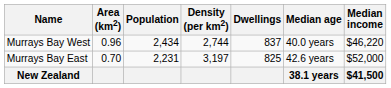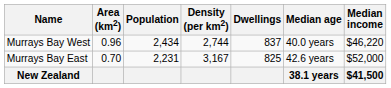(216, 59) 3,197 -> (216, 59) 3,167
